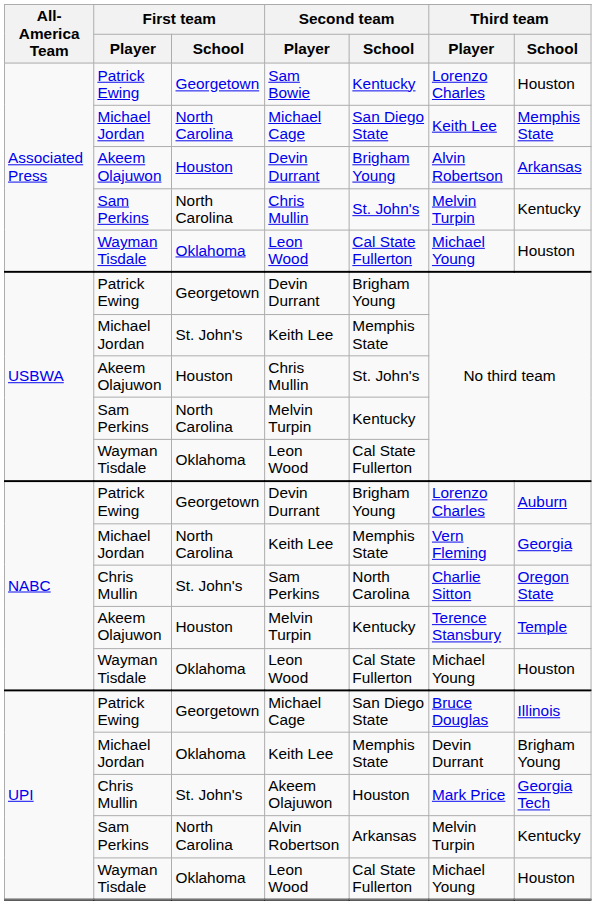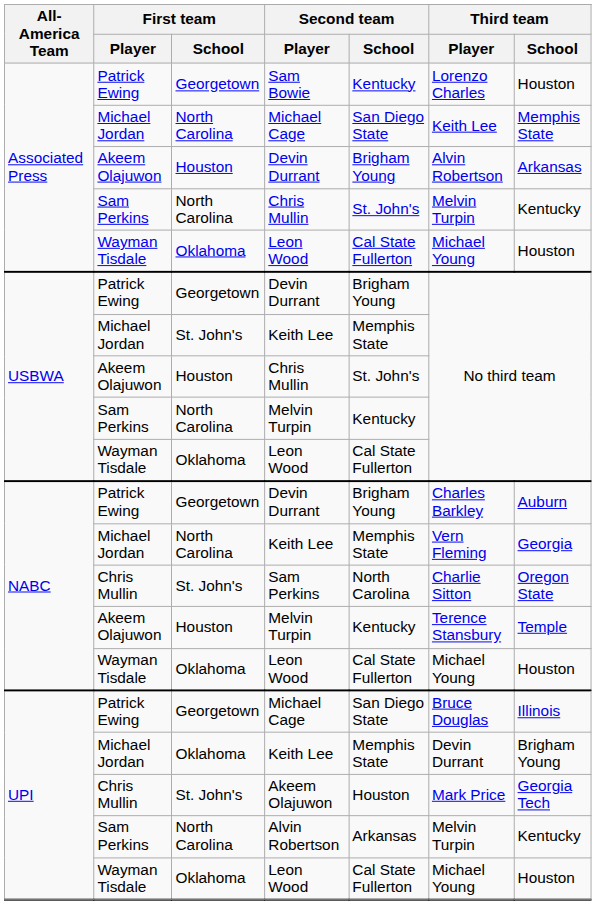(460, 502) Lorenzo Charles -> (458, 502) Charles Barkley
